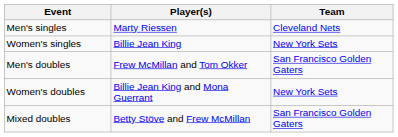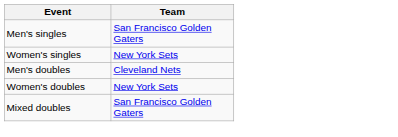- column: (191, 12)
(307, 28) Cleveland Nets -> (163, 33) San Francisco Golden Gaters
(322, 65) San Francisco Golden Gaters -> (147, 70) Cleveland Nets
